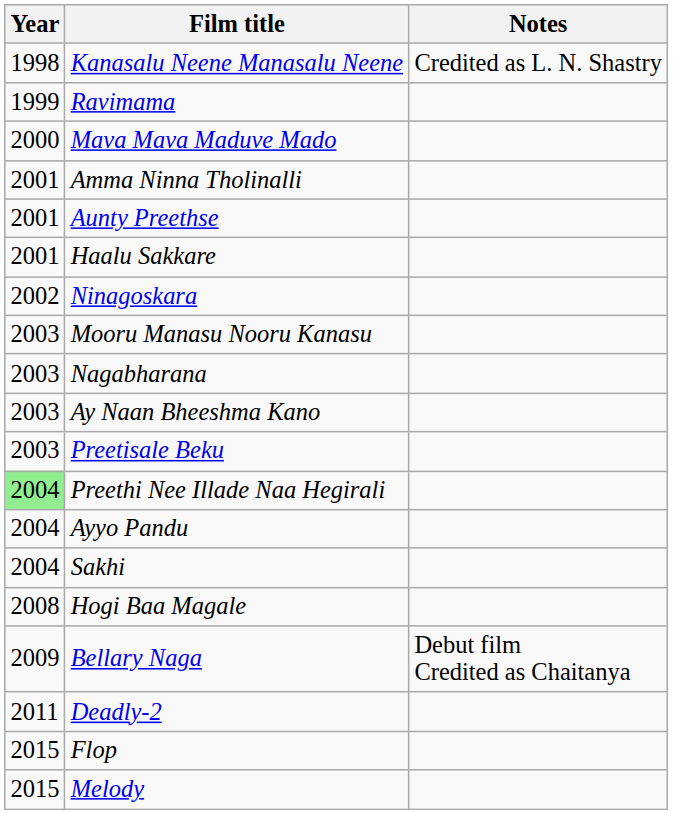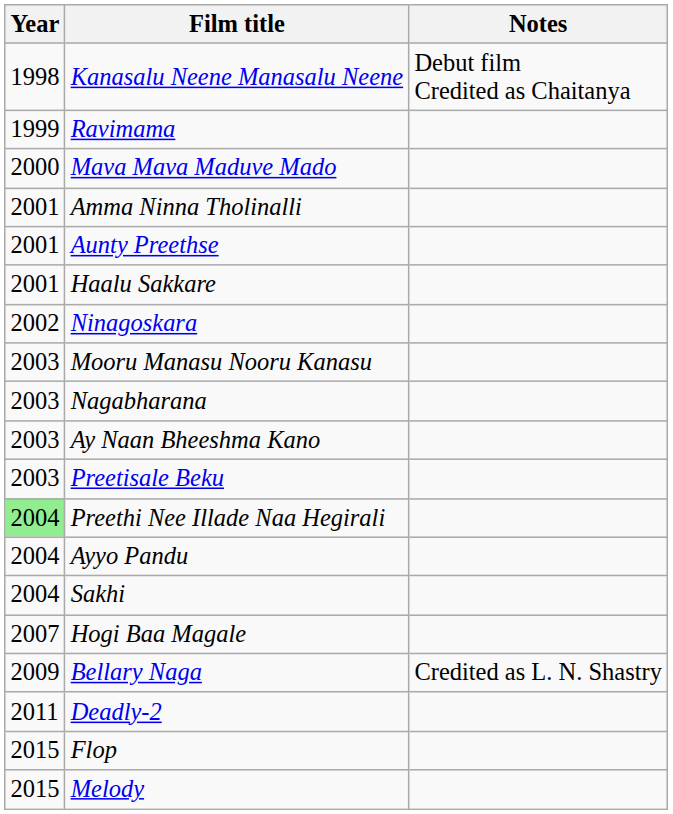(538, 62) Credited as L. N. Shastry -> (522, 76) Debut film Credited as Chaitanya
(35, 606) 2008 -> (35, 633) 2007
(522, 658) Debut film Credited as Chaitanya -> (538, 672) Credited as L. N. Shastry
